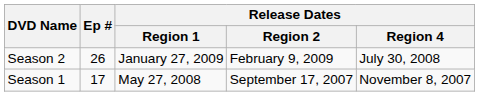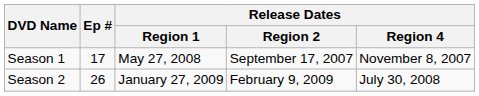rows swapped: (36, 79) <-> (36, 58)
